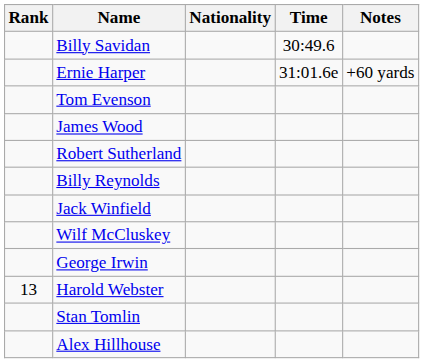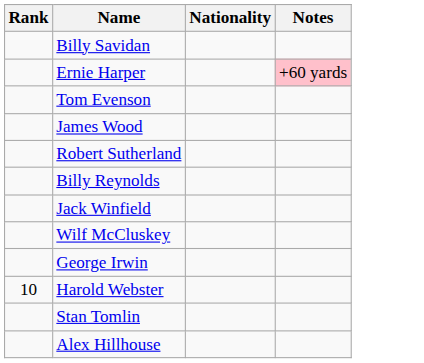- column: (309, 18)
(380, 72) no background -> (313, 72) pink background
(28, 289) 13 -> (28, 289) 10
